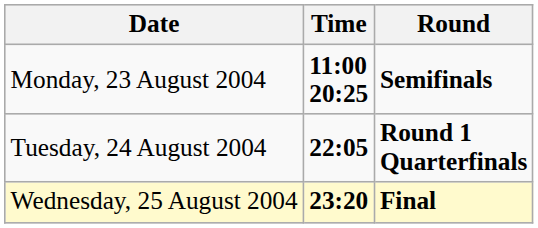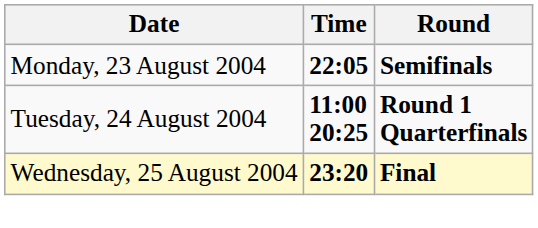(339, 78) 11:00 20:25 -> (339, 64) 22:05
(339, 147) 22:05 -> (339, 118) 11:00 20:25
